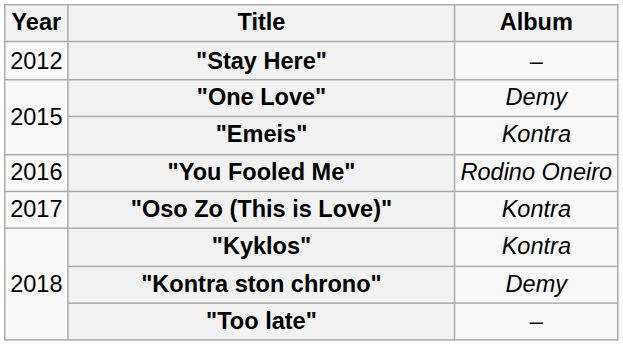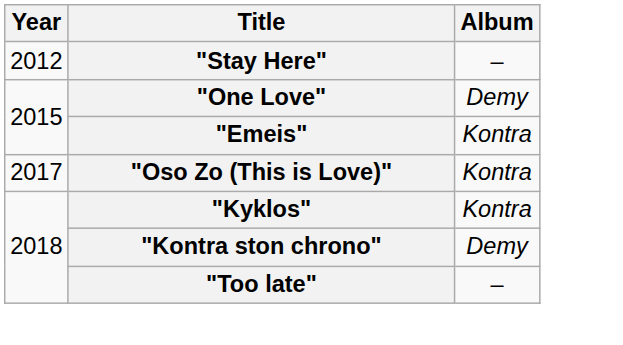- row: (261, 172)
